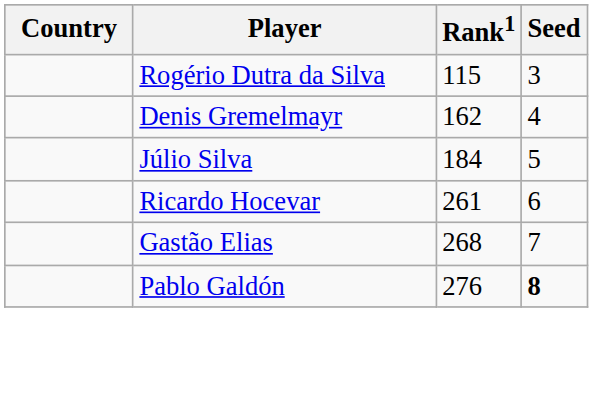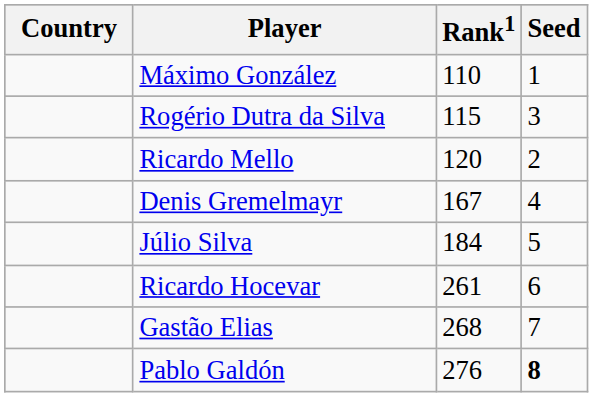+ row: (238, 74)
+ row: (216, 159)
(462, 116) 162 -> (462, 201) 167
